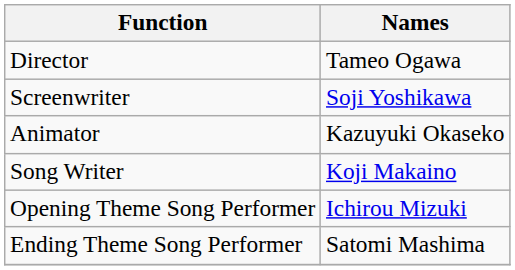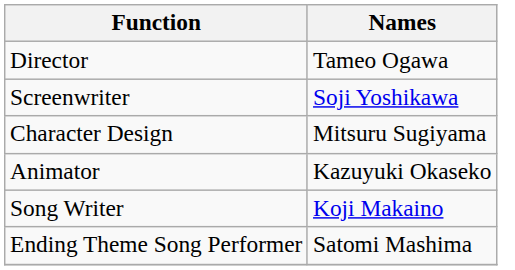+ row: (92, 134)
- row: (163, 208)
